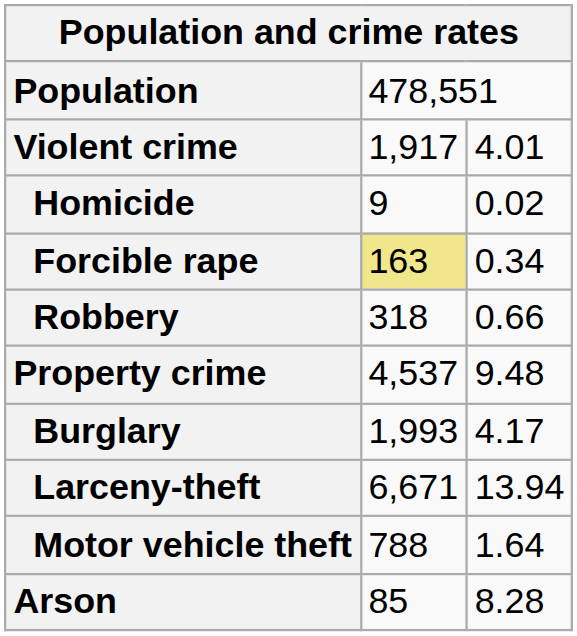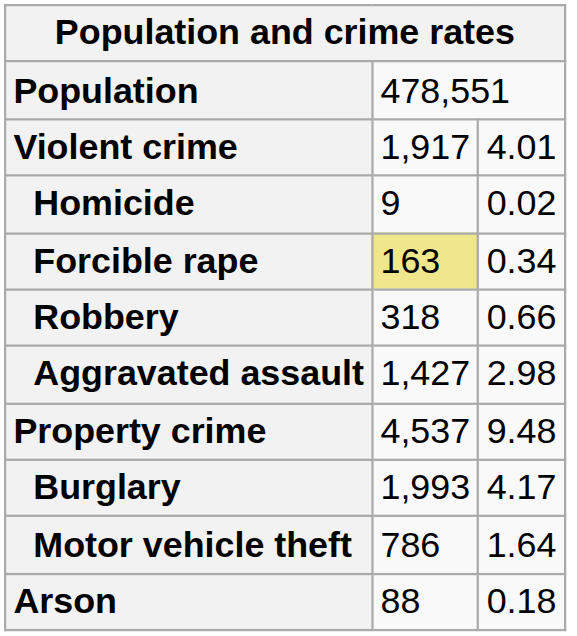+ row: (189, 373)
- row: (137, 487)
(398, 544) 788 -> (410, 544) 786
(388, 601) 85 -> (400, 601) 88
(510, 601) 8.28 -> (522, 601) 0.18
